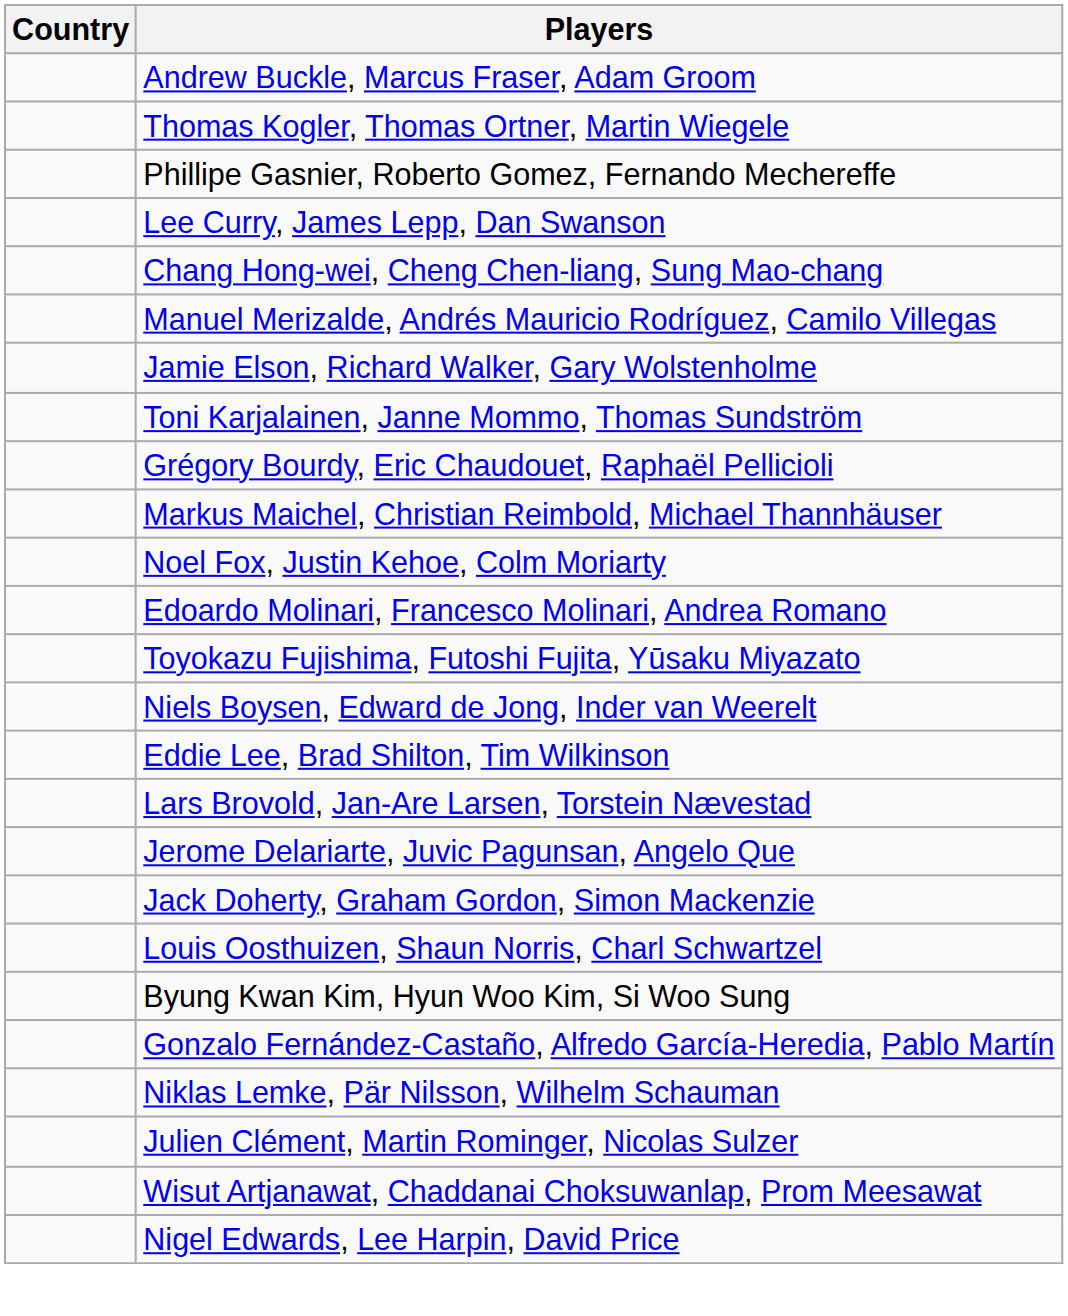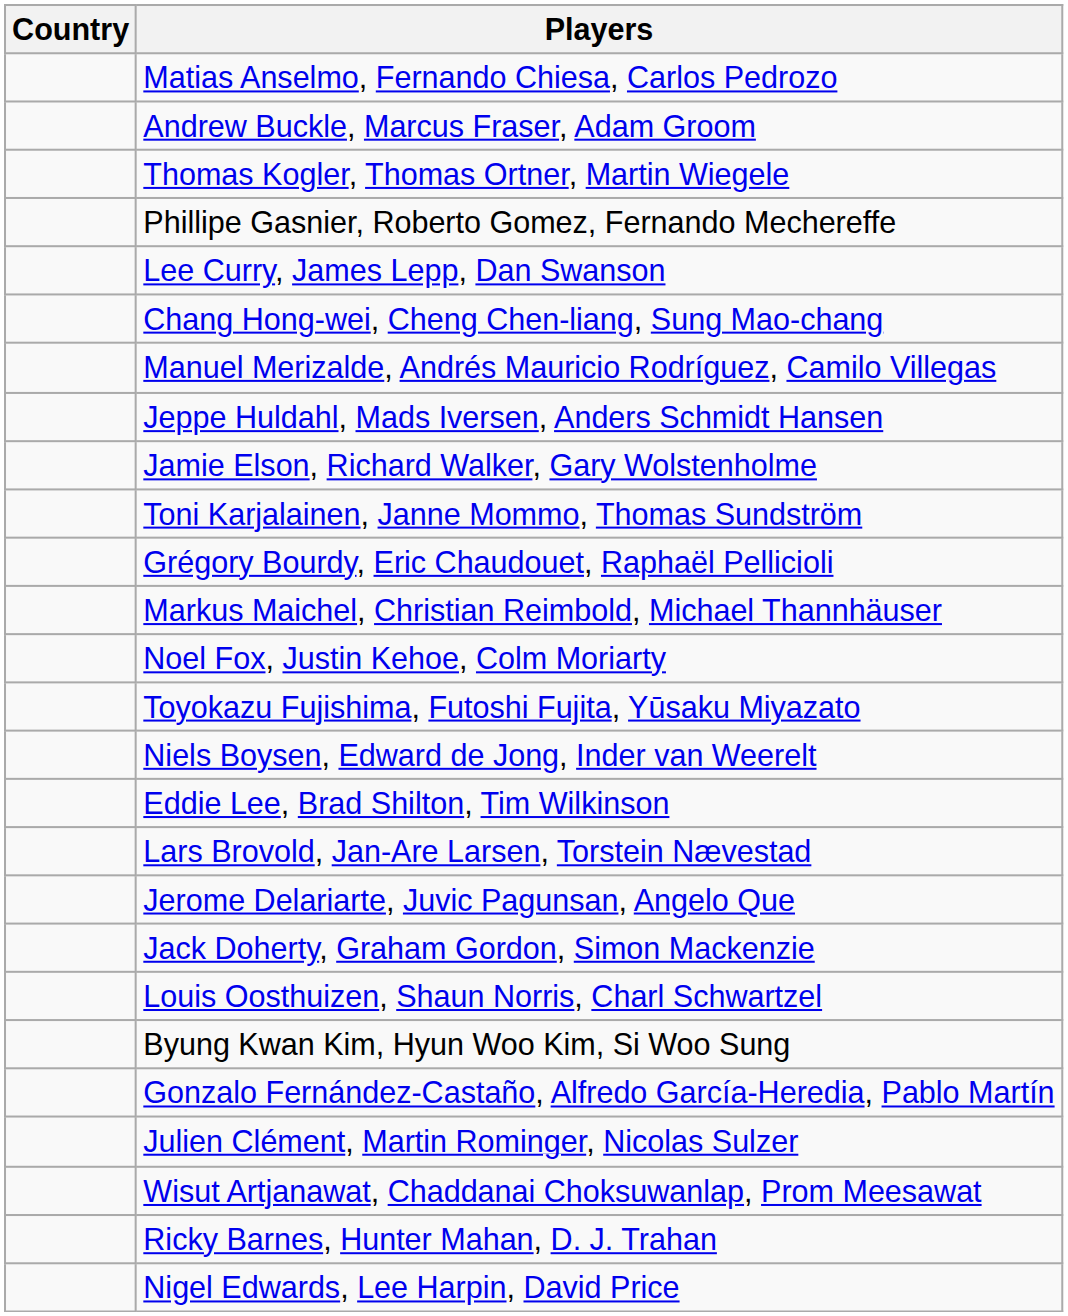+ row: (490, 78)
+ row: (513, 416)
- row: (515, 610)
- row: (461, 1093)
+ row: (430, 1239)
